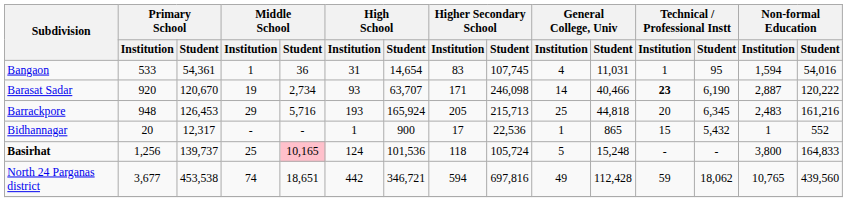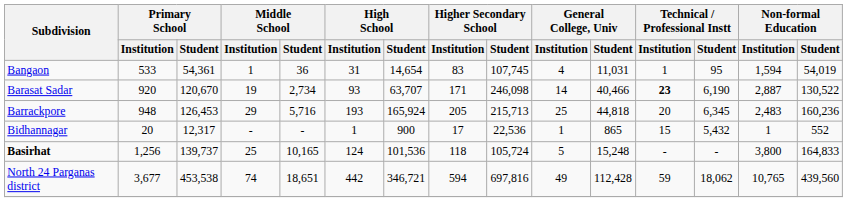(820, 70) 54,016 -> (820, 70) 54,019
(820, 90) 120,222 -> (820, 90) 130,522
(820, 110) 161,216 -> (820, 110) 160,236
(303, 151) pink background -> (303, 151) no background
